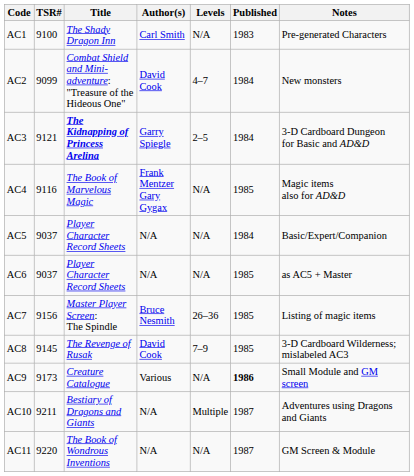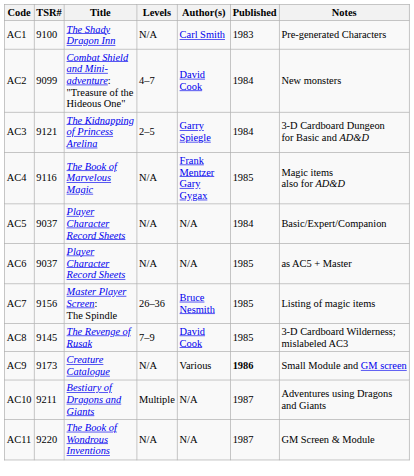columns swapped: (210, 12) <-> (163, 12)
(97, 138) bold -> (100, 132) normal
